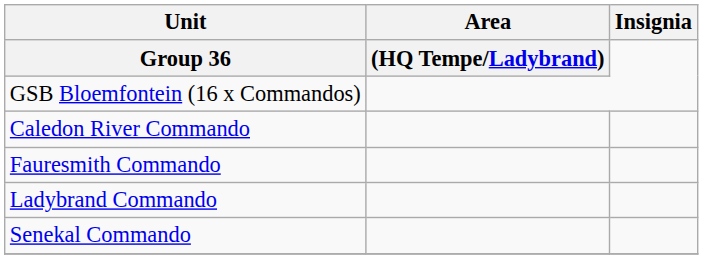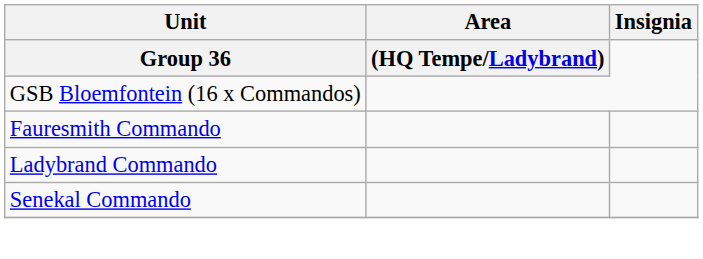- row: (130, 128)
